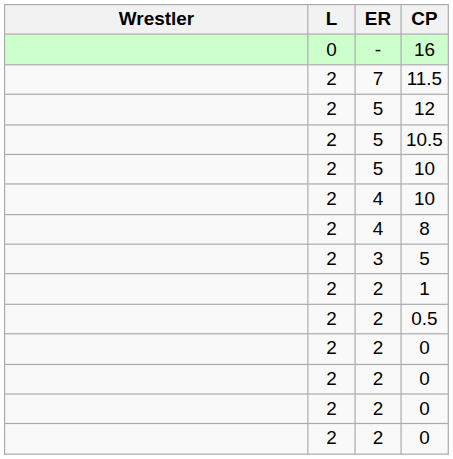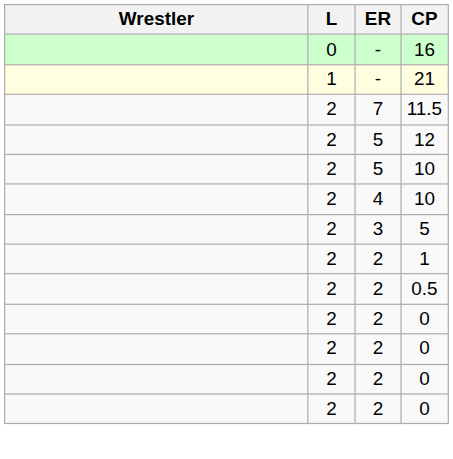+ row: (378, 79)
- row: (378, 139)
- row: (378, 229)
